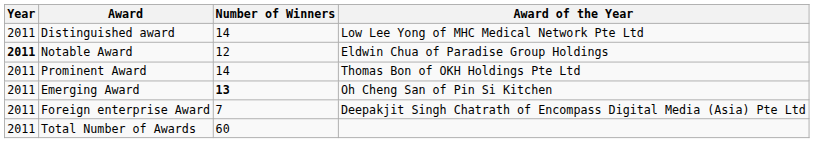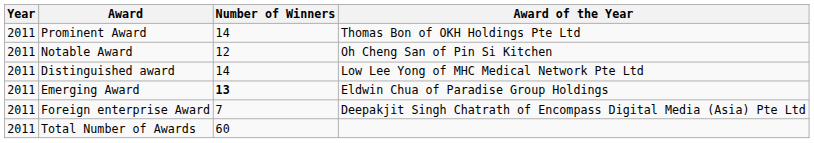rows swapped: (108, 33) <-> (94, 71)
(21, 52) bold -> (21, 52) normal
(475, 52) Eldwin Chua of Paradise Group Holdings -> (447, 52) Oh Cheng San of Pin Si Kitchen
(447, 90) Oh Cheng San of Pin Si Kitchen -> (475, 90) Eldwin Chua of Paradise Group Holdings
